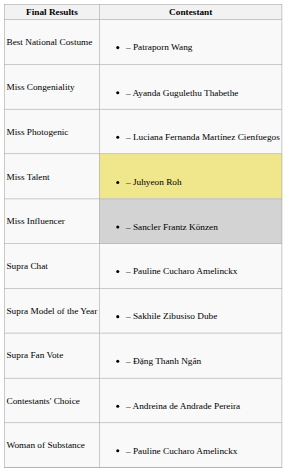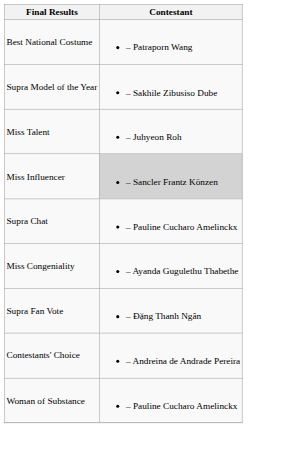rows swapped: (41, 87) <-> (52, 311)
- row: (37, 131)
(191, 182) khaki background -> (171, 137) no background
